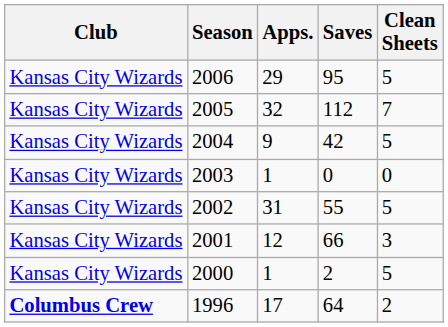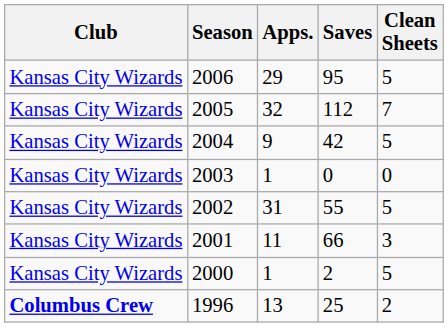(273, 240) 12 -> (272, 240) 11
(273, 305) 17 -> (273, 305) 13
(333, 305) 64 -> (333, 305) 25
